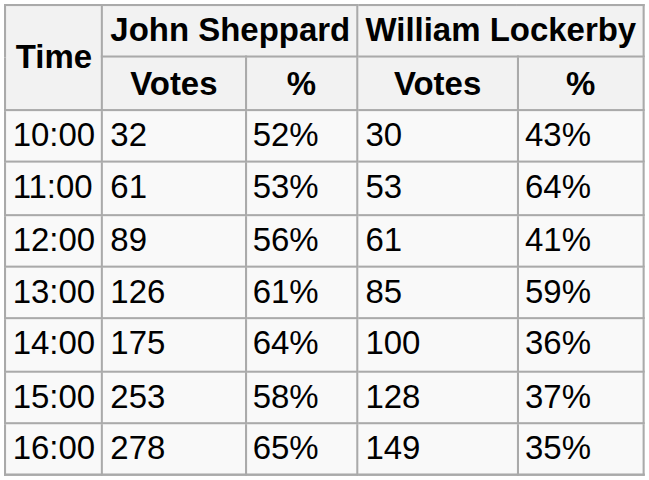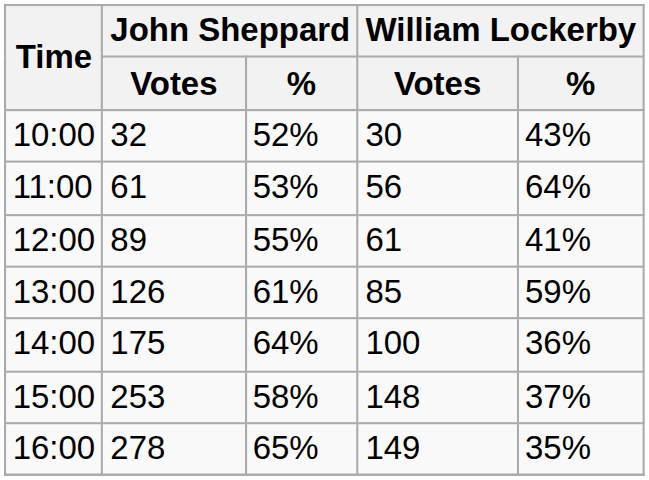(384, 187) 53 -> (384, 187) 56
(286, 239) 56% -> (286, 239) 55%
(393, 396) 128 -> (393, 396) 148
